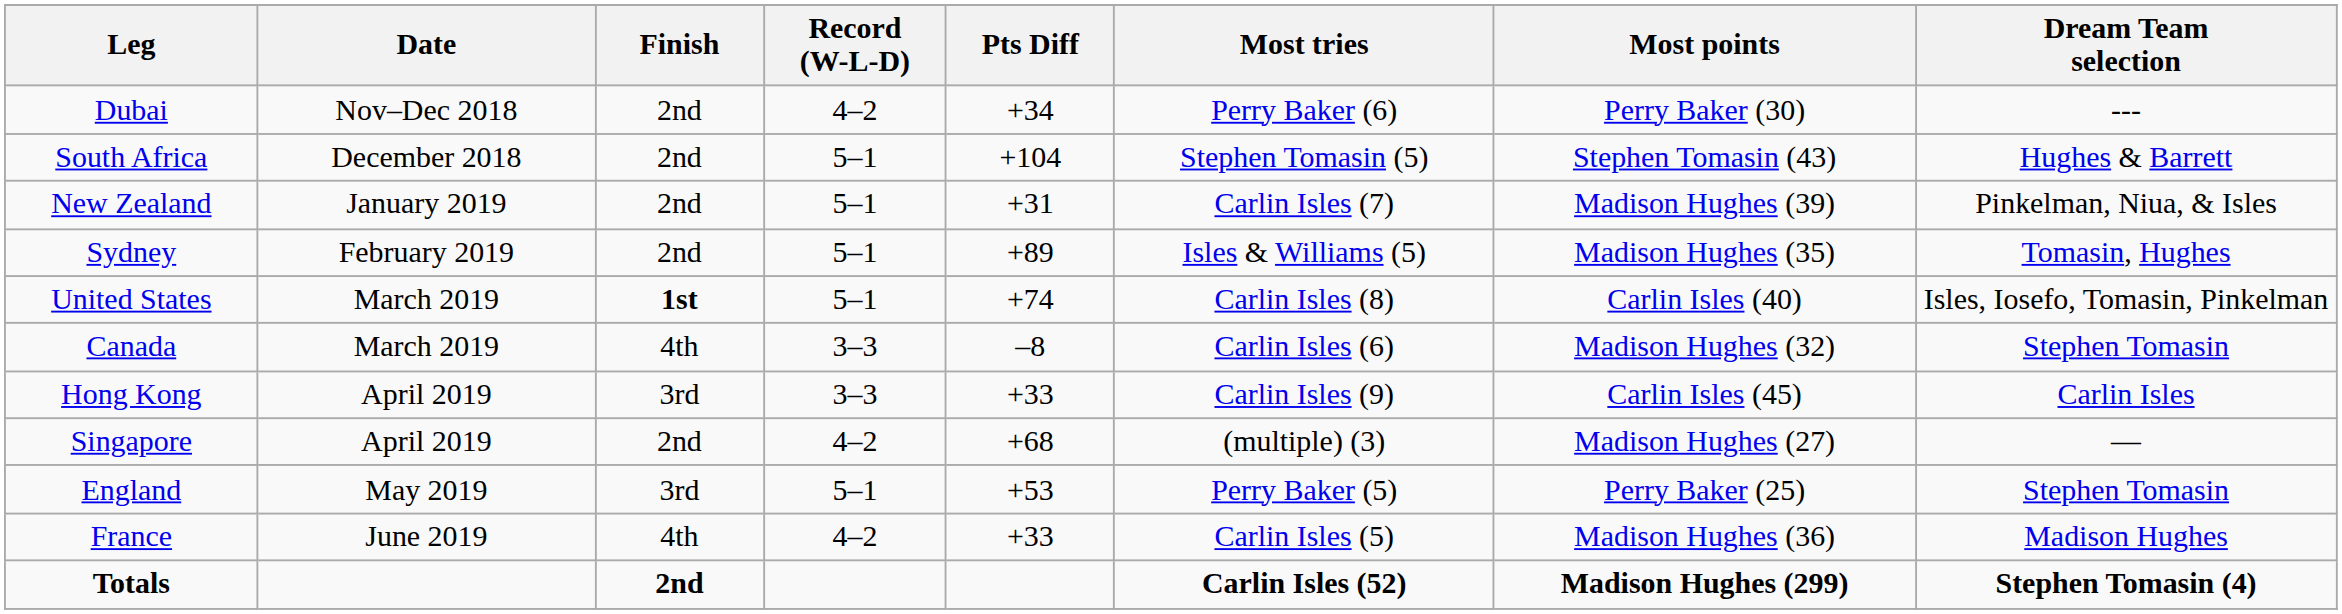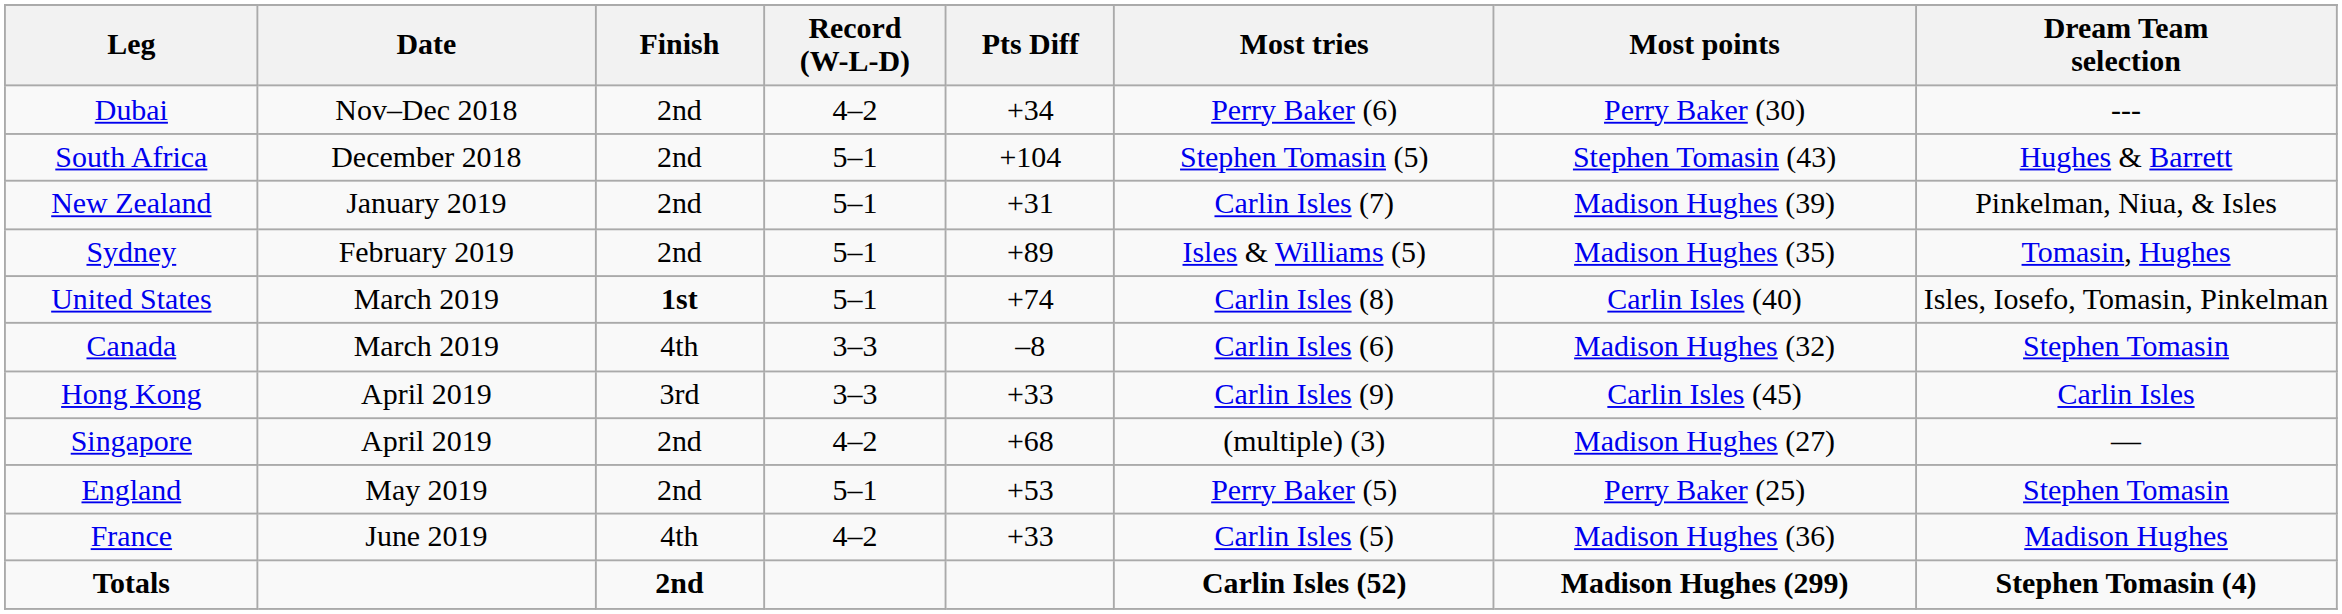(679, 488) 3rd -> (679, 488) 2nd
